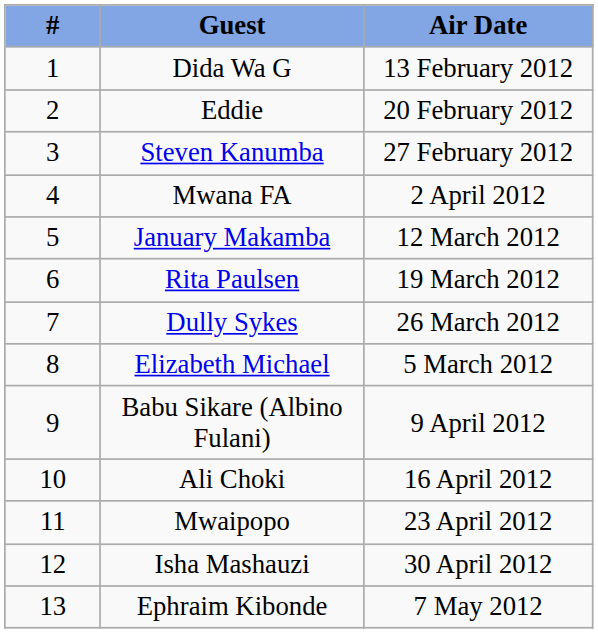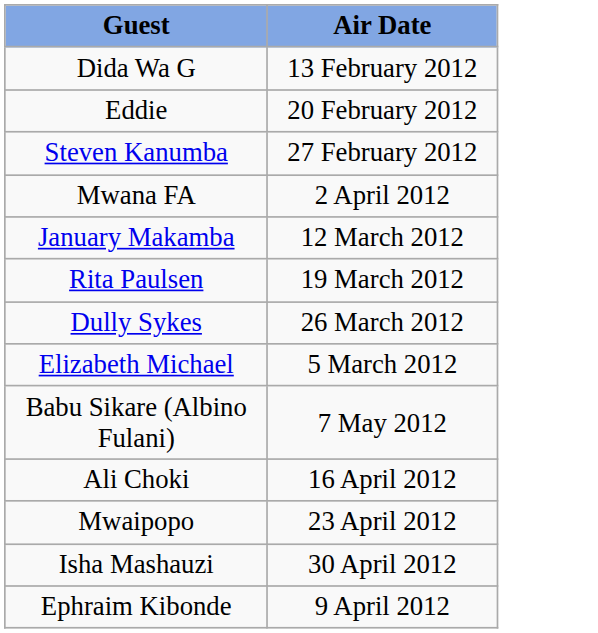- column: (53, 25)
(478, 422) 9 April 2012 -> (382, 422) 7 May 2012
(478, 606) 7 May 2012 -> (382, 606) 9 April 2012
